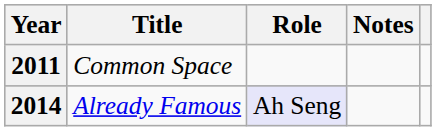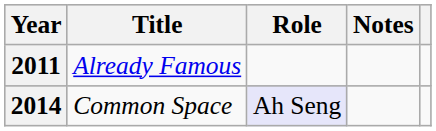(153, 65) Common Space -> (157, 65) Already Famous
(157, 105) Already Famous -> (153, 105) Common Space
